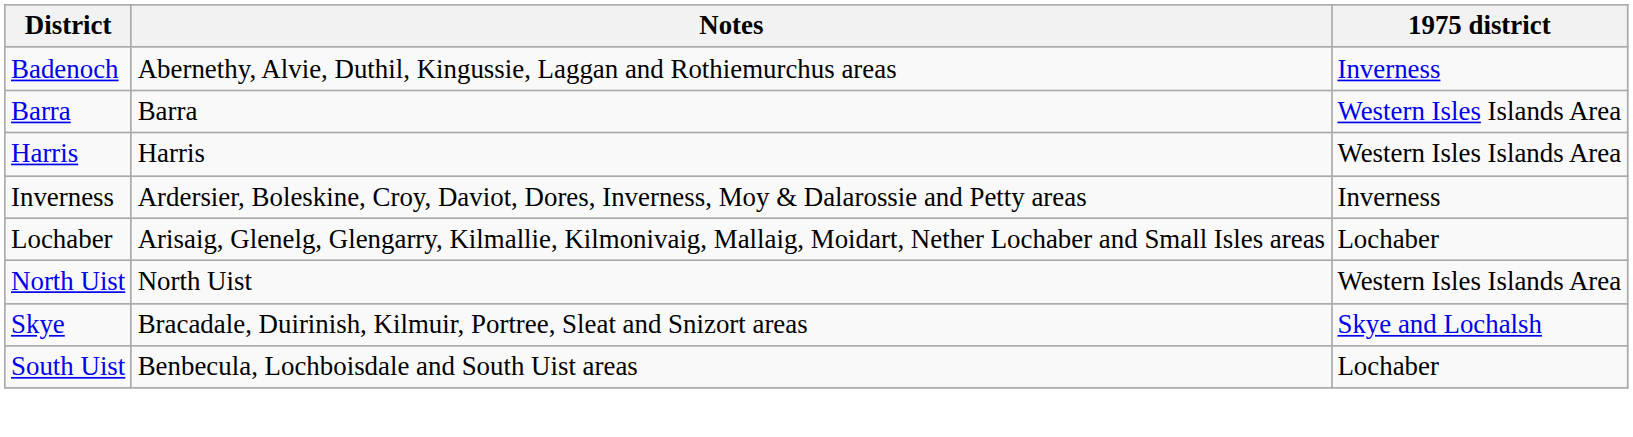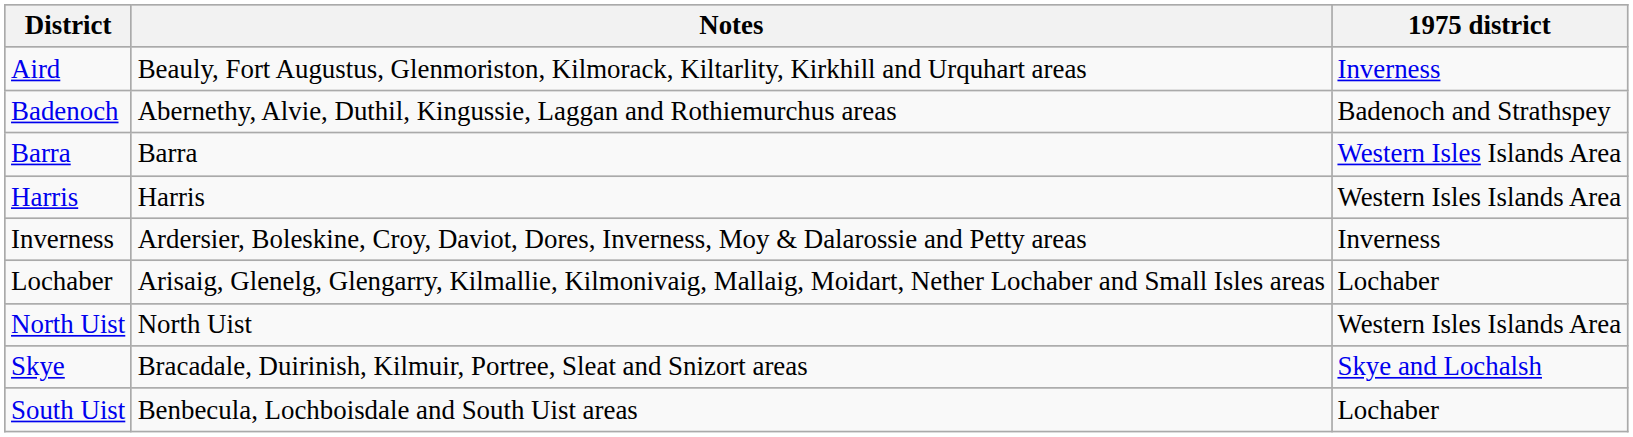+ row: (36, 68)
(1389, 68) Inverness -> (1474, 111) Badenoch and Strathspey
